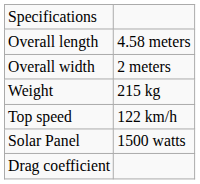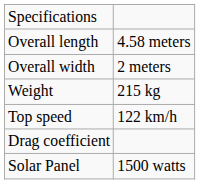rows swapped: (59, 166) <-> (44, 141)
